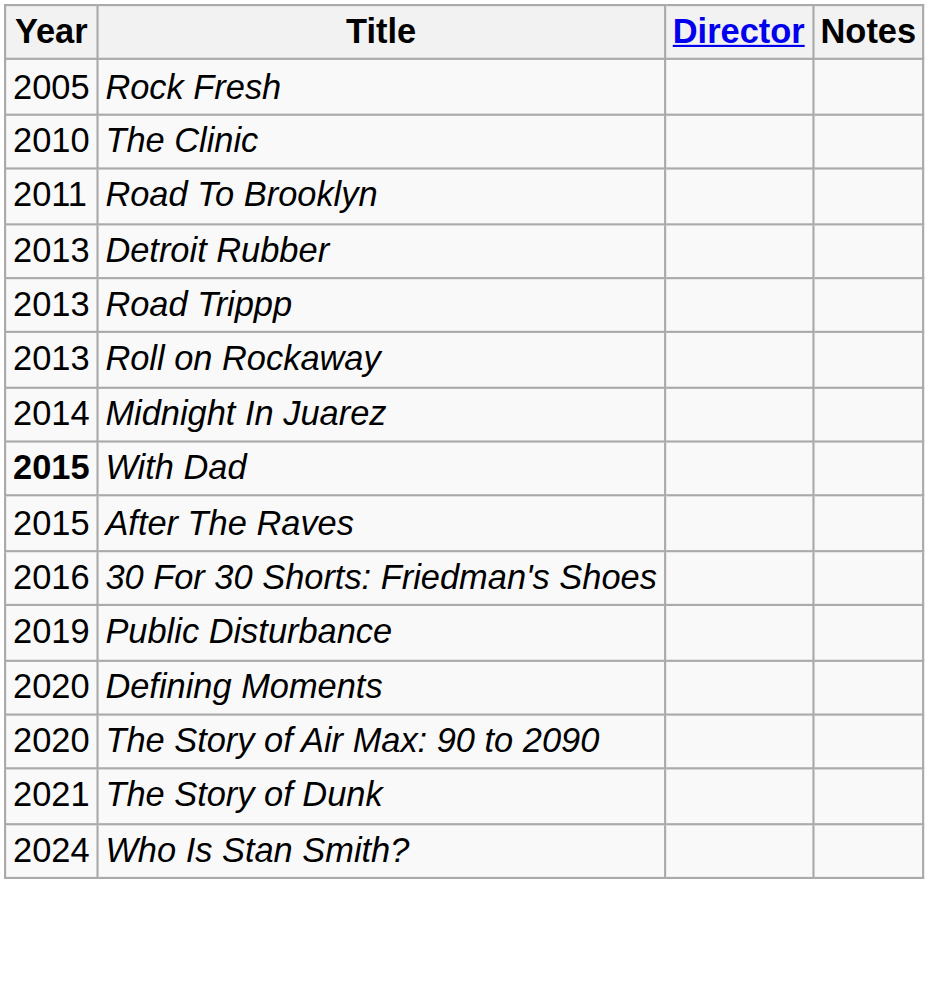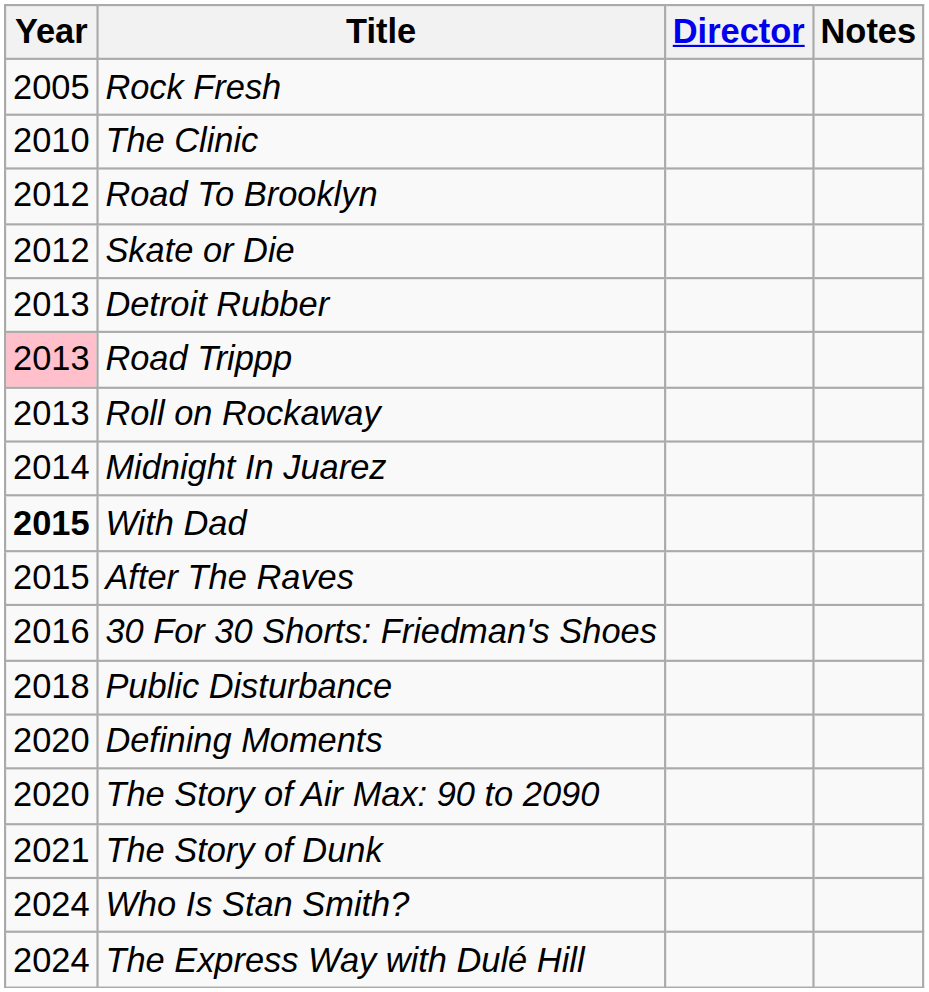(50, 195) 2011 -> (51, 195) 2012
+ row: (200, 250)
(51, 304) no background -> (51, 359) pink background
(51, 631) 2019 -> (51, 686) 2018
+ row: (345, 959)
